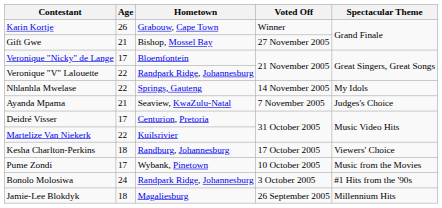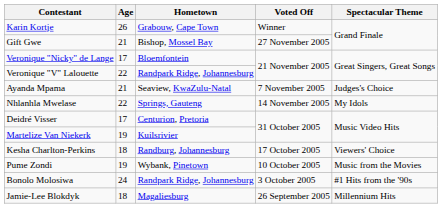rows swapped: (41, 88) <-> (36, 104)
(123, 134) 22 -> (123, 134) 19
(123, 165) 17 -> (123, 165) 19
